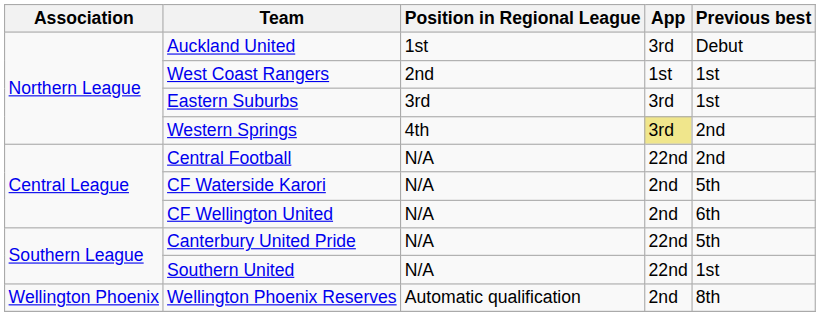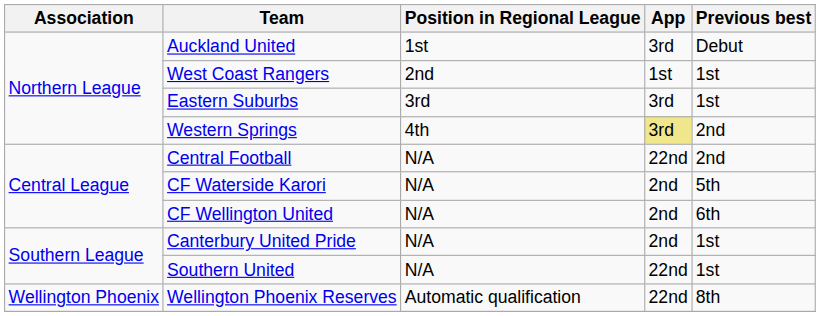(668, 241) 22nd -> (663, 241) 2nd
(708, 241) 5th -> (708, 241) 1st
(663, 297) 2nd -> (668, 297) 22nd
